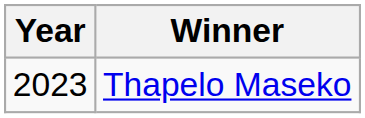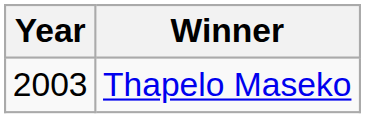(50, 84) 2023 -> (50, 84) 2003
